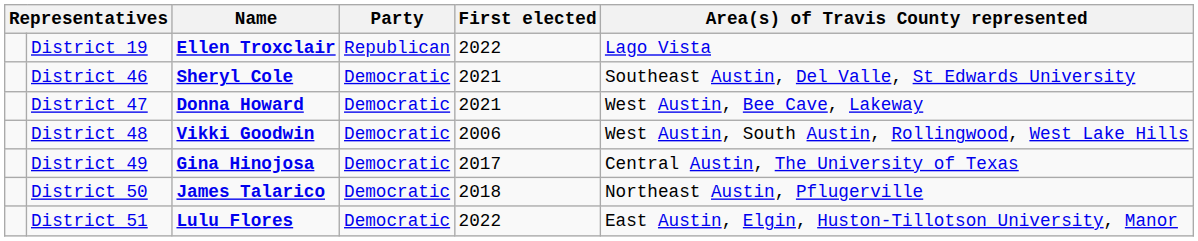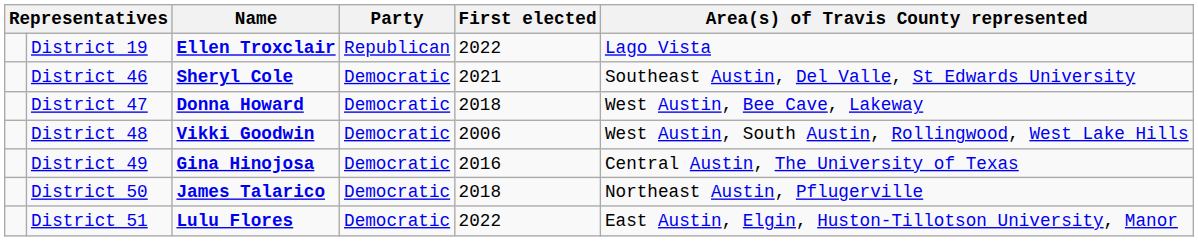(480, 106) 2021 -> (480, 106) 2018
(480, 163) 2017 -> (480, 163) 2016
